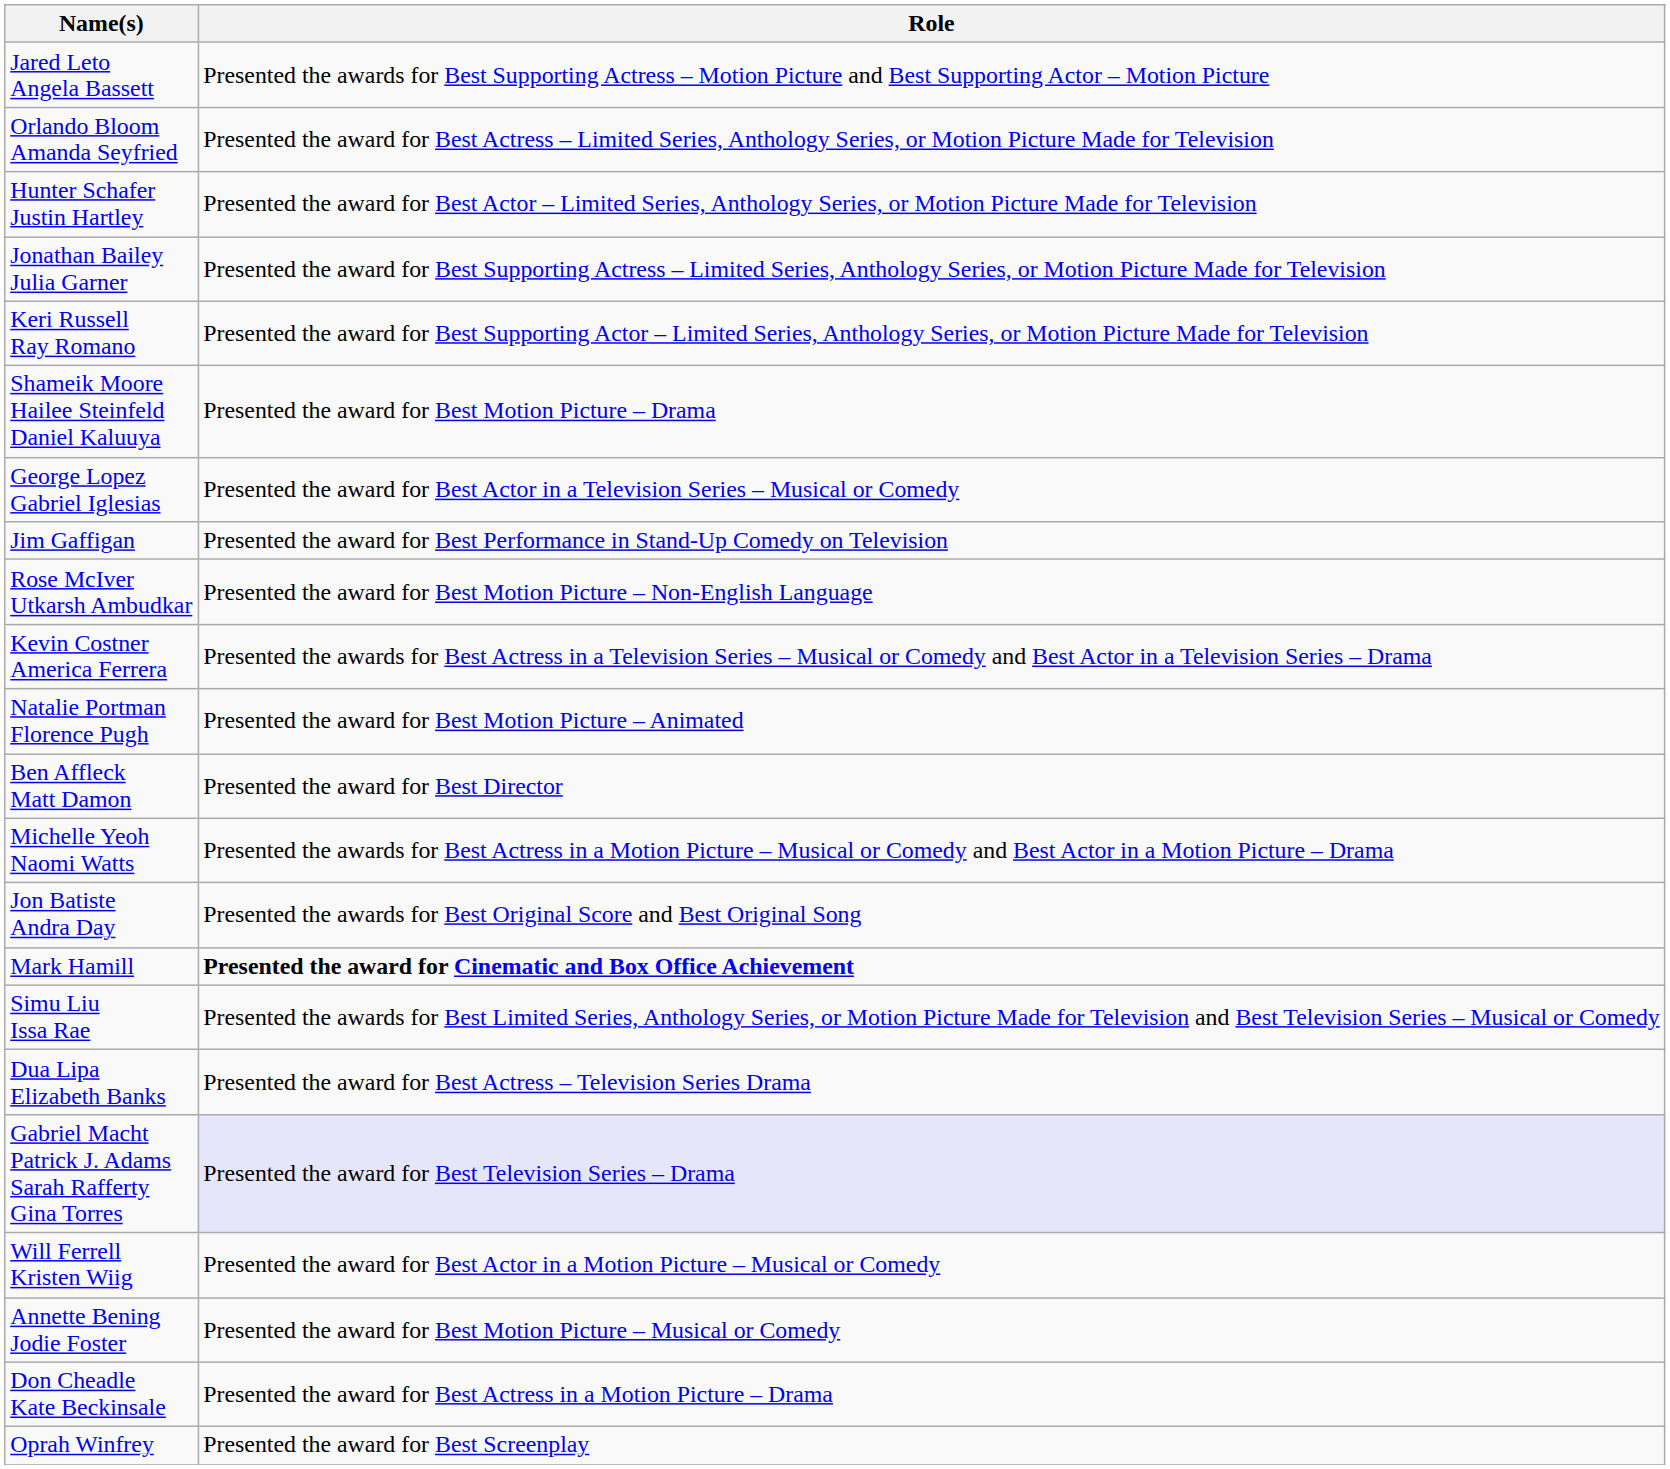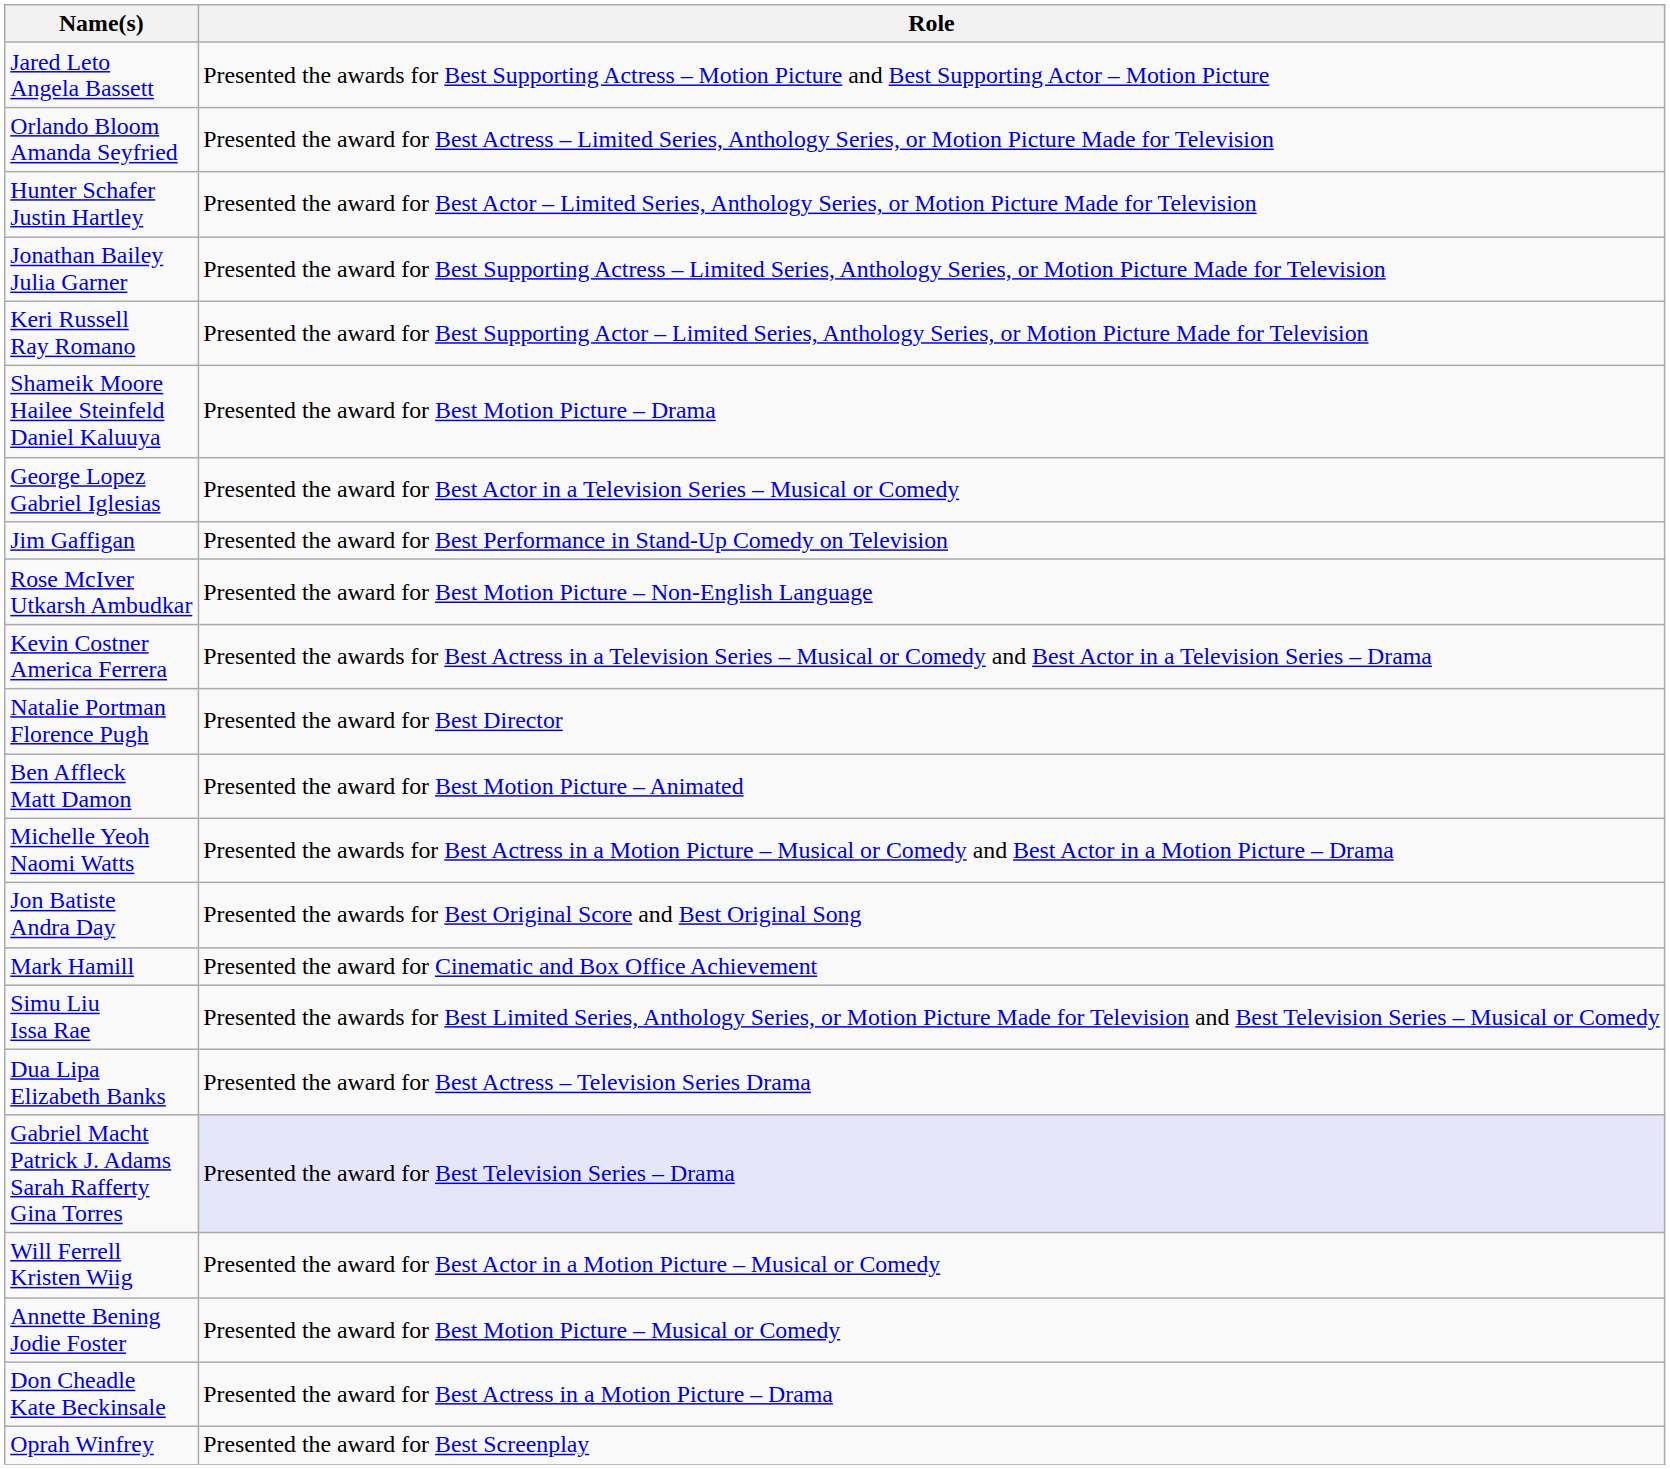(473, 720) Presented the award for Best Motion Picture – Animated -> (383, 720) Presented the award for Best Director
(383, 785) Presented the award for Best Director -> (473, 785) Presented the award for Best Motion Picture – Animated
(529, 966) bold -> (510, 966) normal
